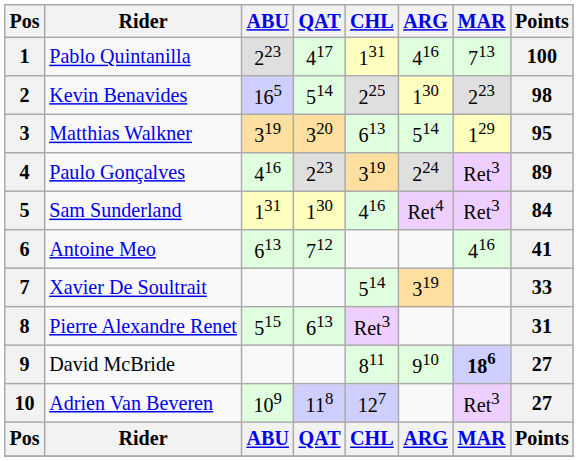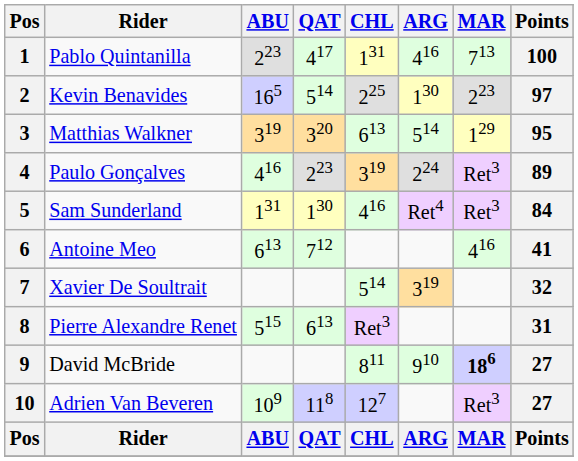(542, 94) 98 -> (542, 94) 97
(542, 287) 33 -> (542, 287) 32
